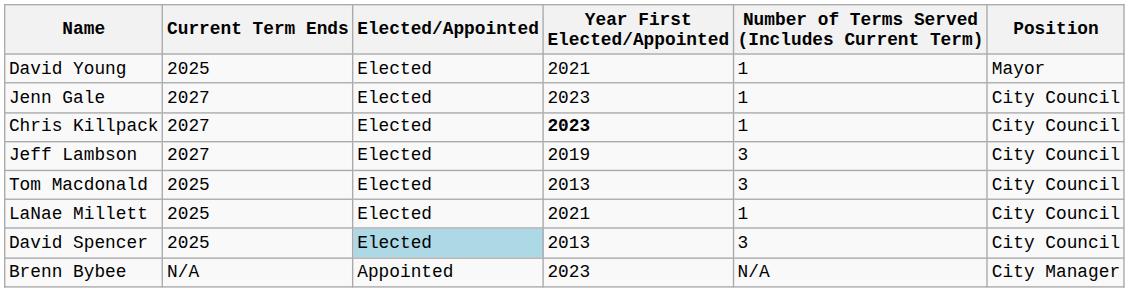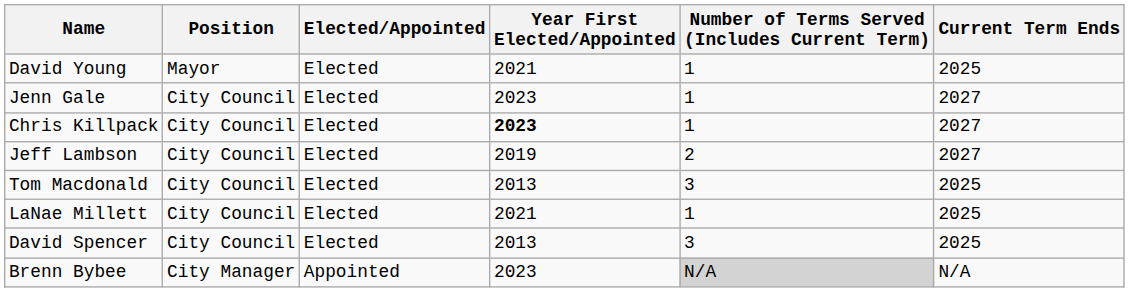columns swapped: (1056, 29) <-> (258, 29)
(743, 156) 3 -> (689, 156) 2
(395, 243) lightblue background -> (341, 243) no background
(754, 272) no background -> (700, 272) lightgrey background
